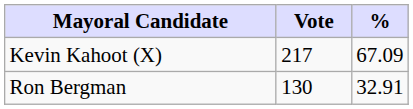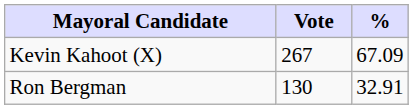(297, 54) 217 -> (297, 54) 267
